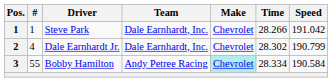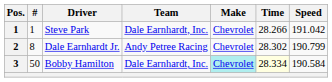(32, 47) 4 -> (32, 47) 8
(166, 47) Dale Earnhardt, Inc. -> (166, 47) Andy Petree Racing
(35, 64) 55 -> (35, 64) 50
(166, 64) Andy Petree Racing -> (166, 64) Dale Earnhardt, Inc.
(273, 64) no background -> (273, 64) lightyellow background
